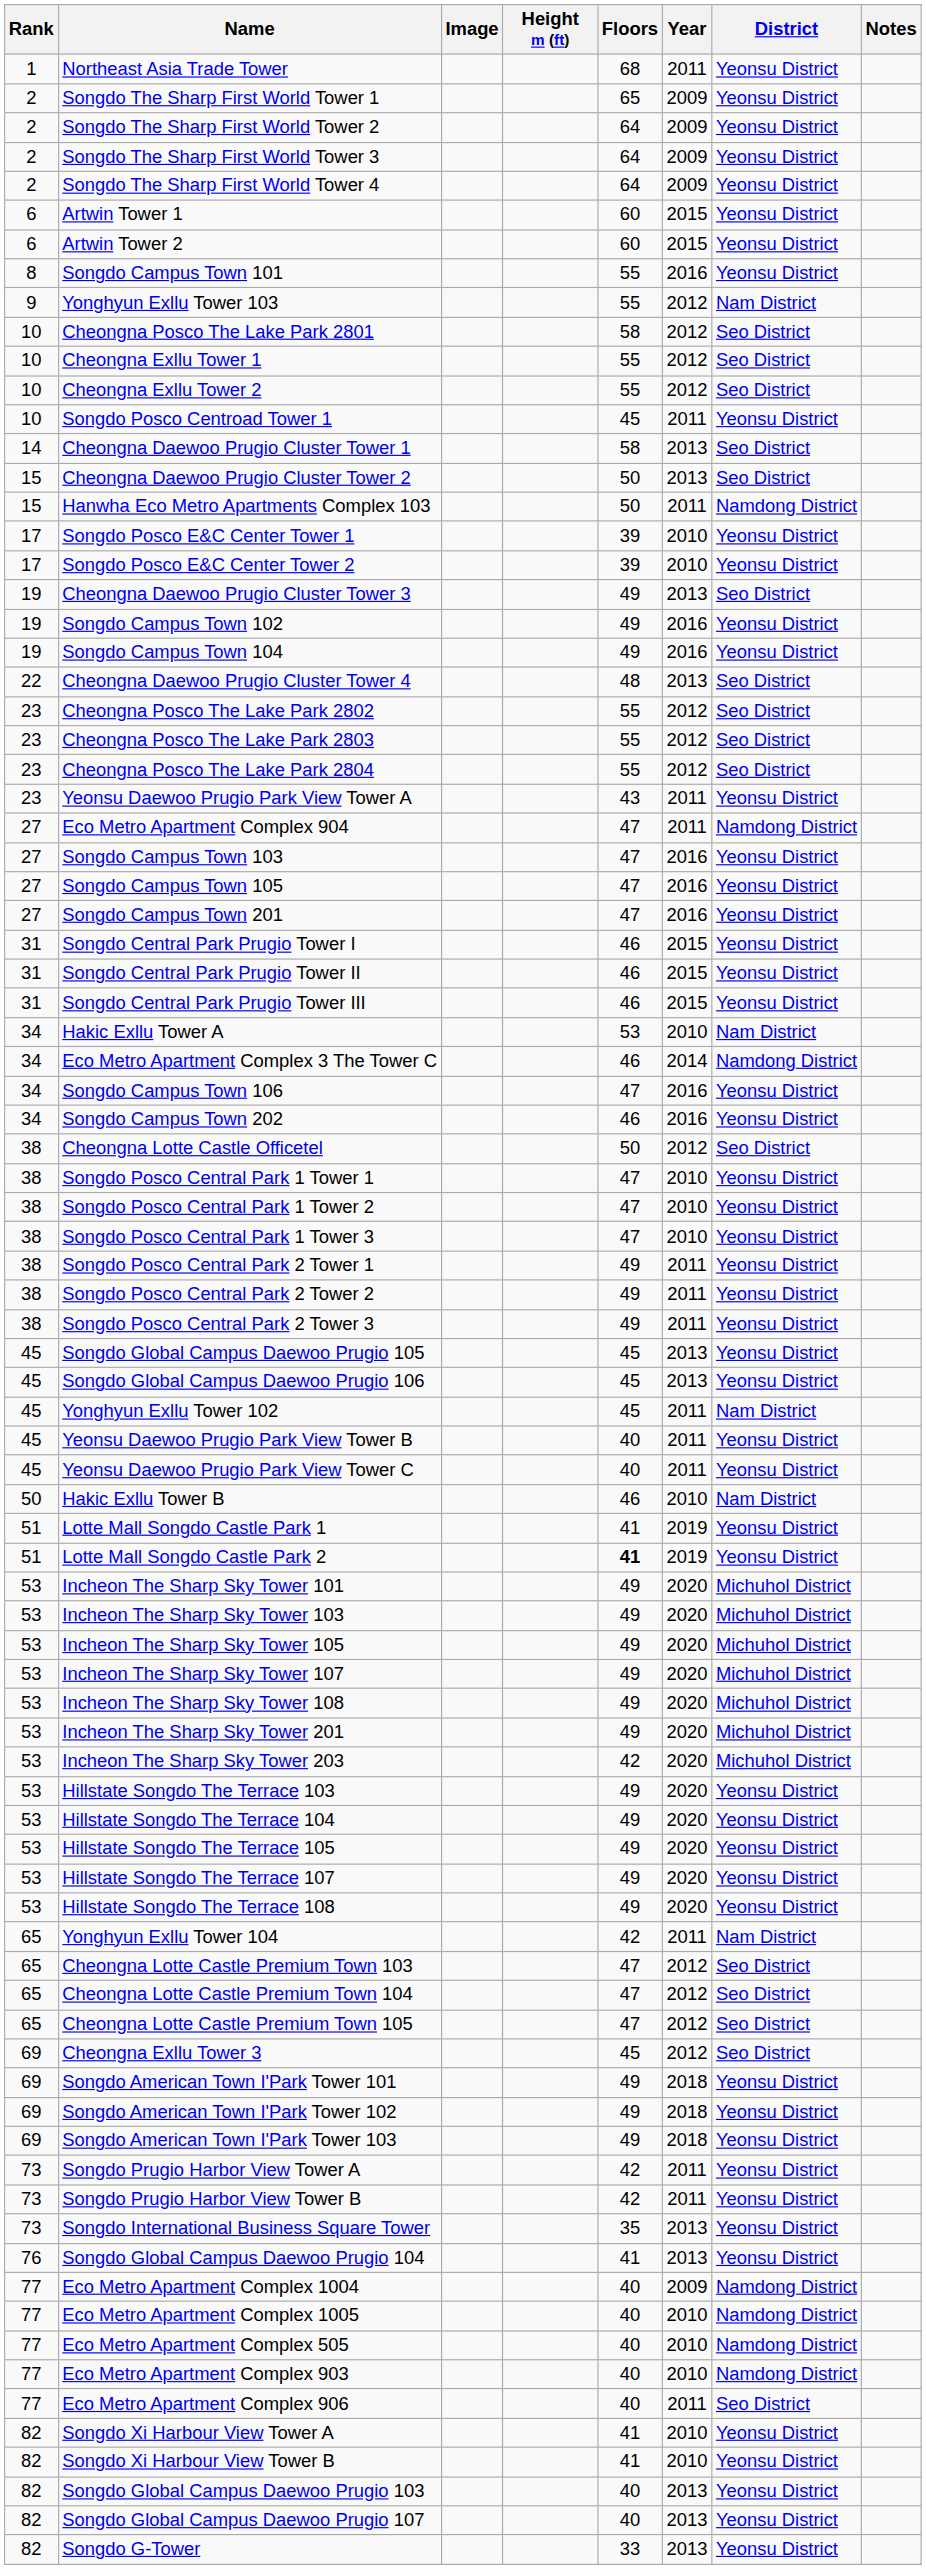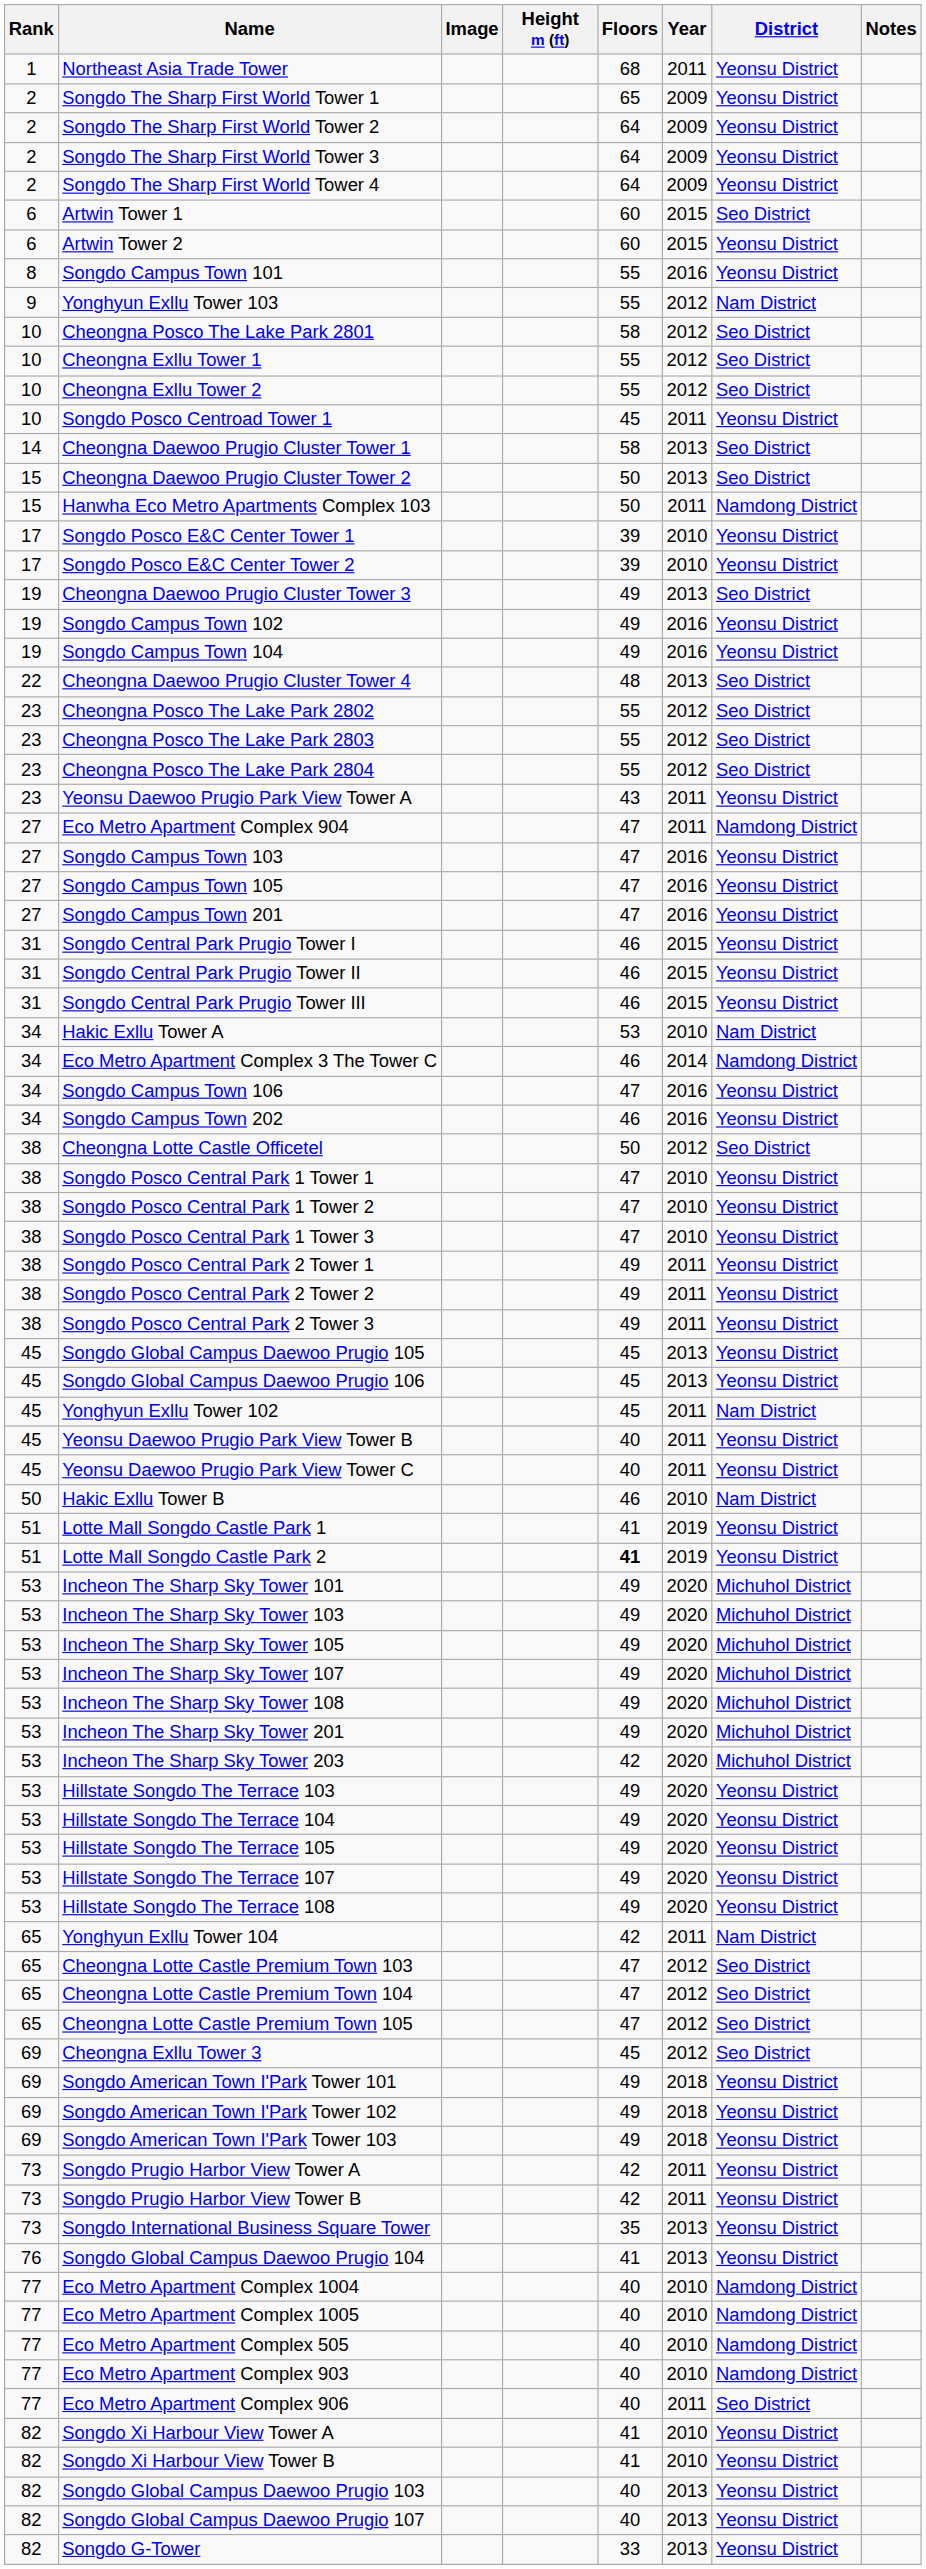(777, 214) Yeonsu District -> (763, 214) Seo District
(687, 2286) 2009 -> (687, 2286) 2010
